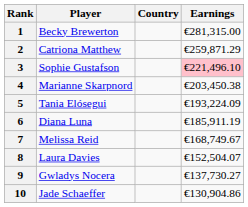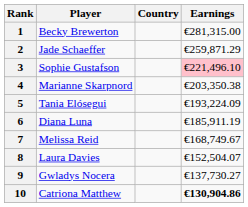(80, 49) Catriona Matthew -> (72, 49) Jade Schaeffer
(212, 85) €203,450.38 -> (212, 85) €203,350.38
(72, 193) Jade Schaeffer -> (80, 193) Catriona Matthew
(212, 193) normal -> (212, 193) bold
